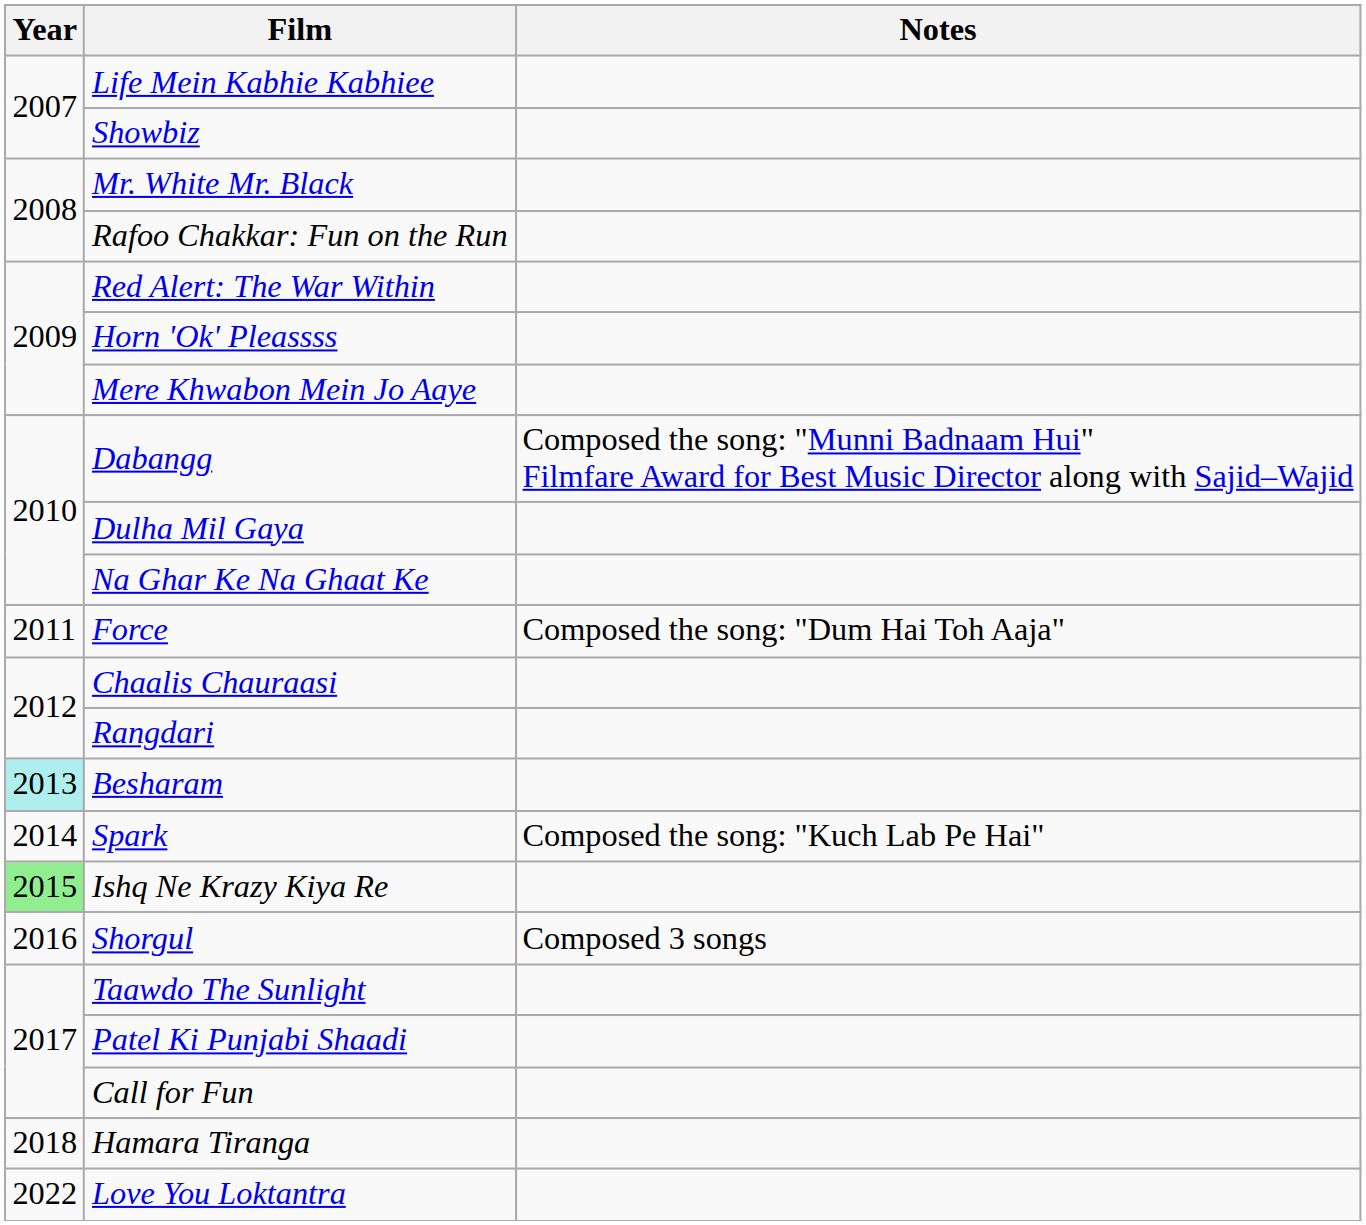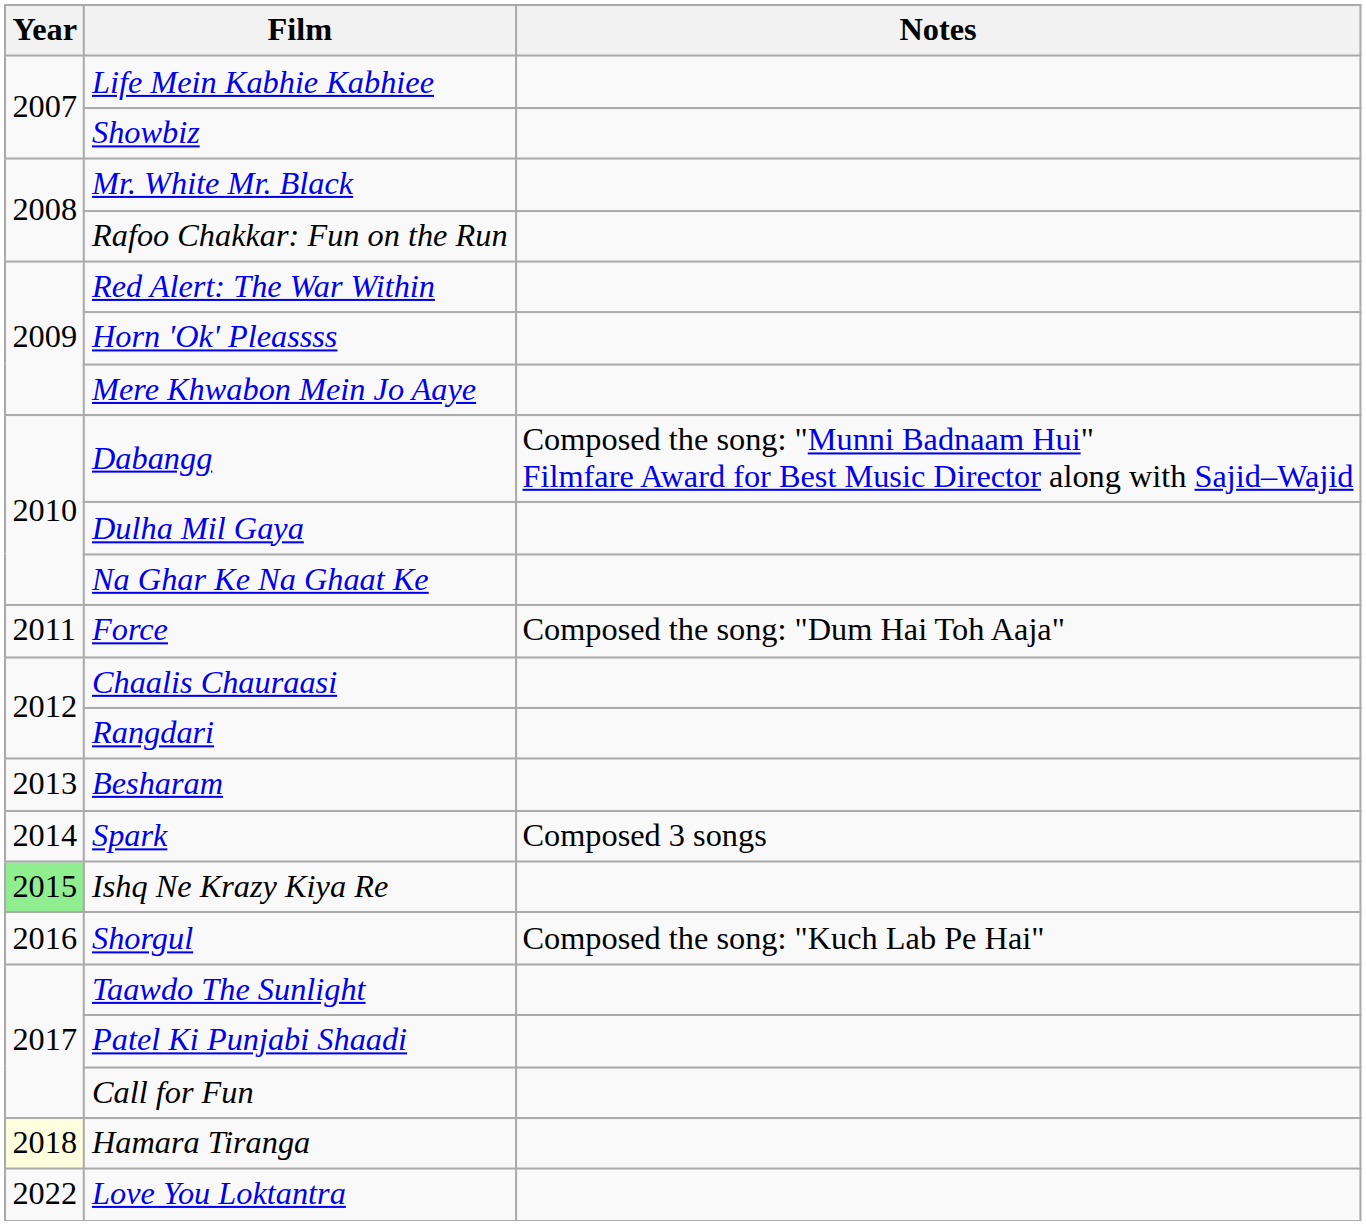(45, 784) paleturquoise background -> (45, 784) no background
(783, 835) Composed the song: "Kuch Lab Pe Hai" -> (645, 835) Composed 3 songs
(645, 937) Composed 3 songs -> (783, 937) Composed the song: "Kuch Lab Pe Hai"
(45, 1142) no background -> (45, 1142) lightyellow background
